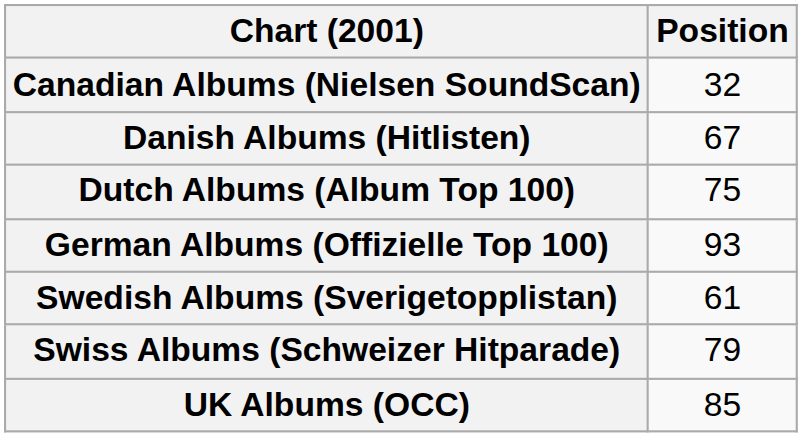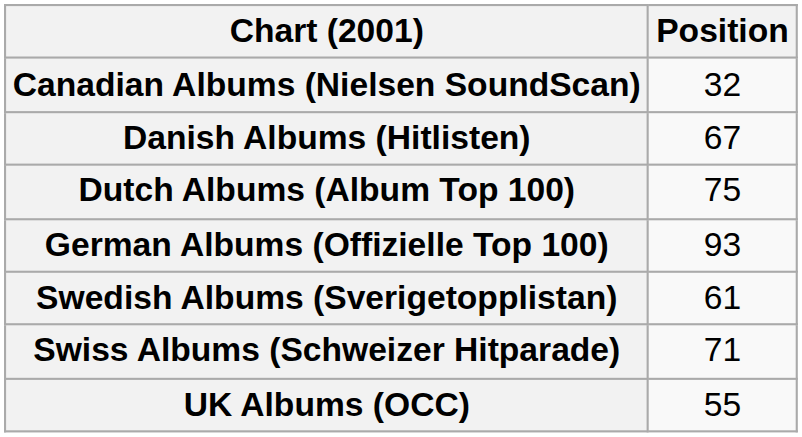(722, 350) 79 -> (722, 350) 71
(722, 404) 85 -> (722, 404) 55
